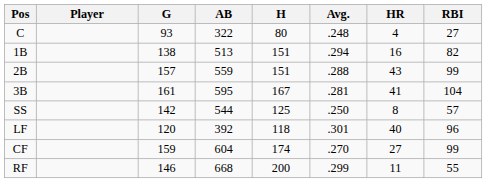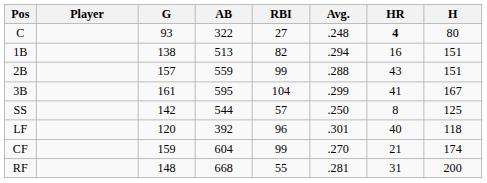columns swapped: (281, 14) <-> (453, 14)
(395, 33) normal -> (395, 33) bold
(338, 91) .281 -> (338, 91) .299
(395, 149) 27 -> (395, 149) 21
(167, 168) 146 -> (167, 168) 148
(338, 168) .299 -> (338, 168) .281
(395, 168) 11 -> (395, 168) 31
